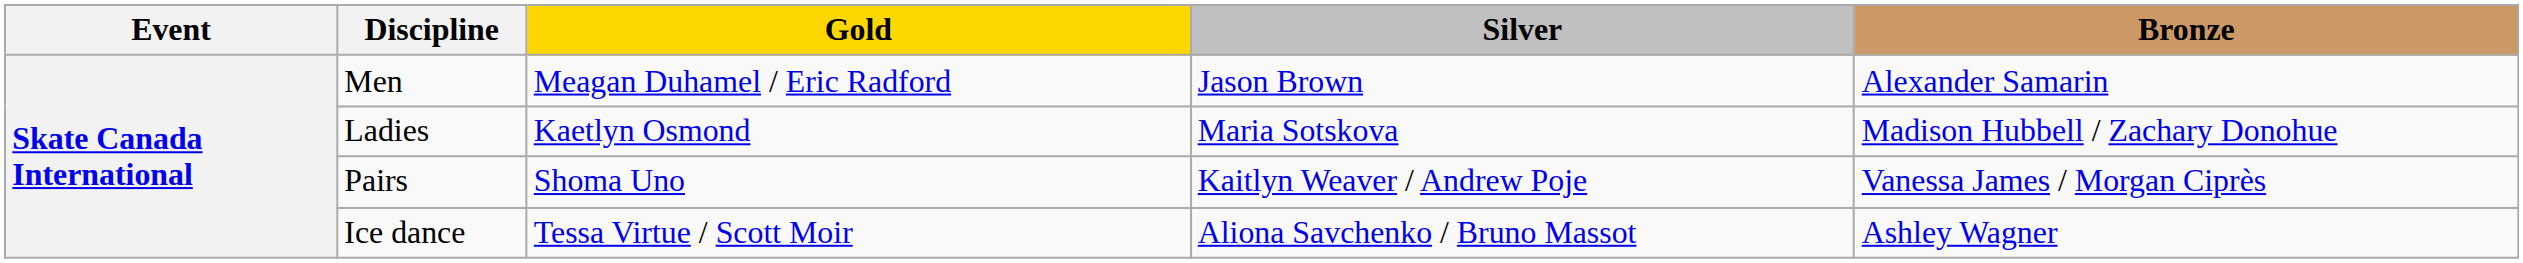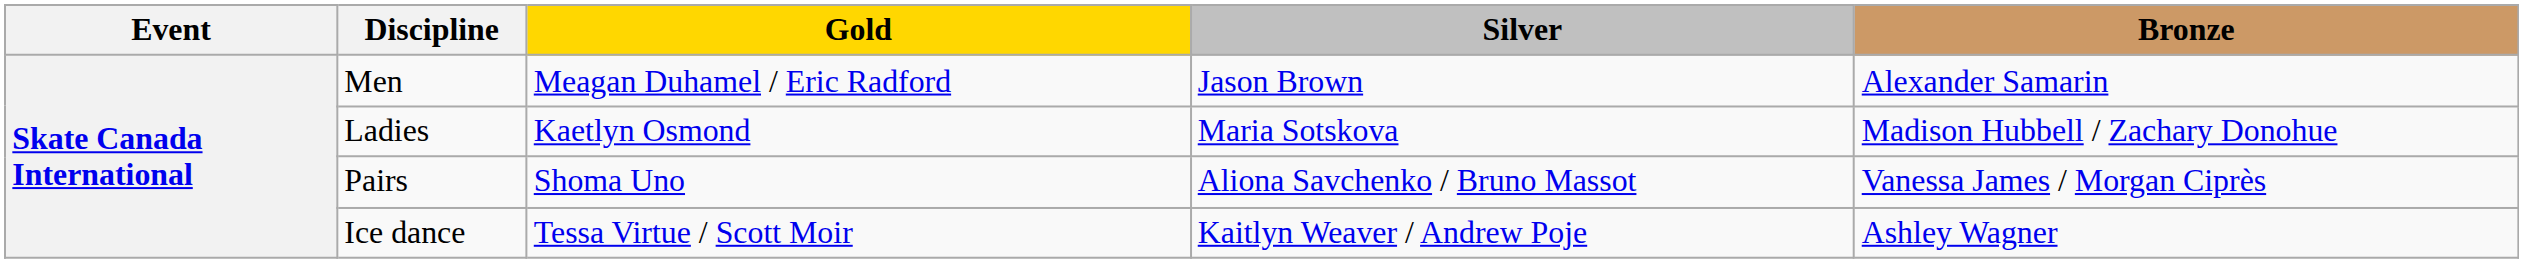(1392, 181) Kaitlyn Weaver / Andrew Poje -> (1417, 181) Aliona Savchenko / Bruno Massot
(1417, 231) Aliona Savchenko / Bruno Massot -> (1392, 231) Kaitlyn Weaver / Andrew Poje
